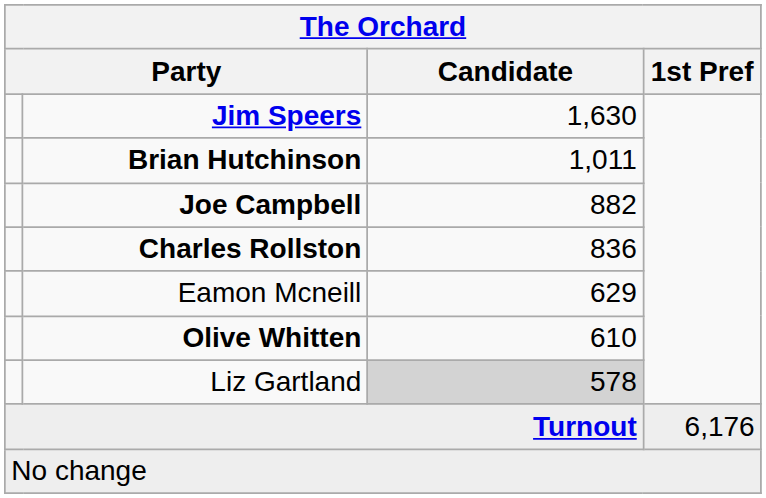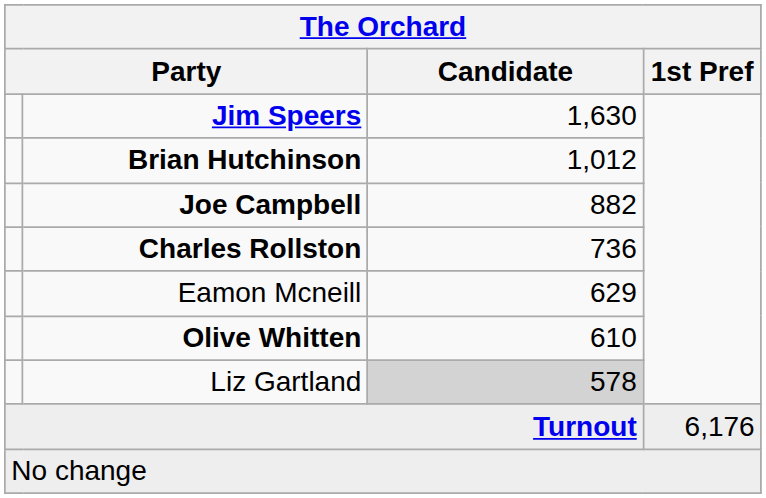(603, 159) 1,011 -> (602, 159) 1,012
(613, 248) 836 -> (613, 248) 736
